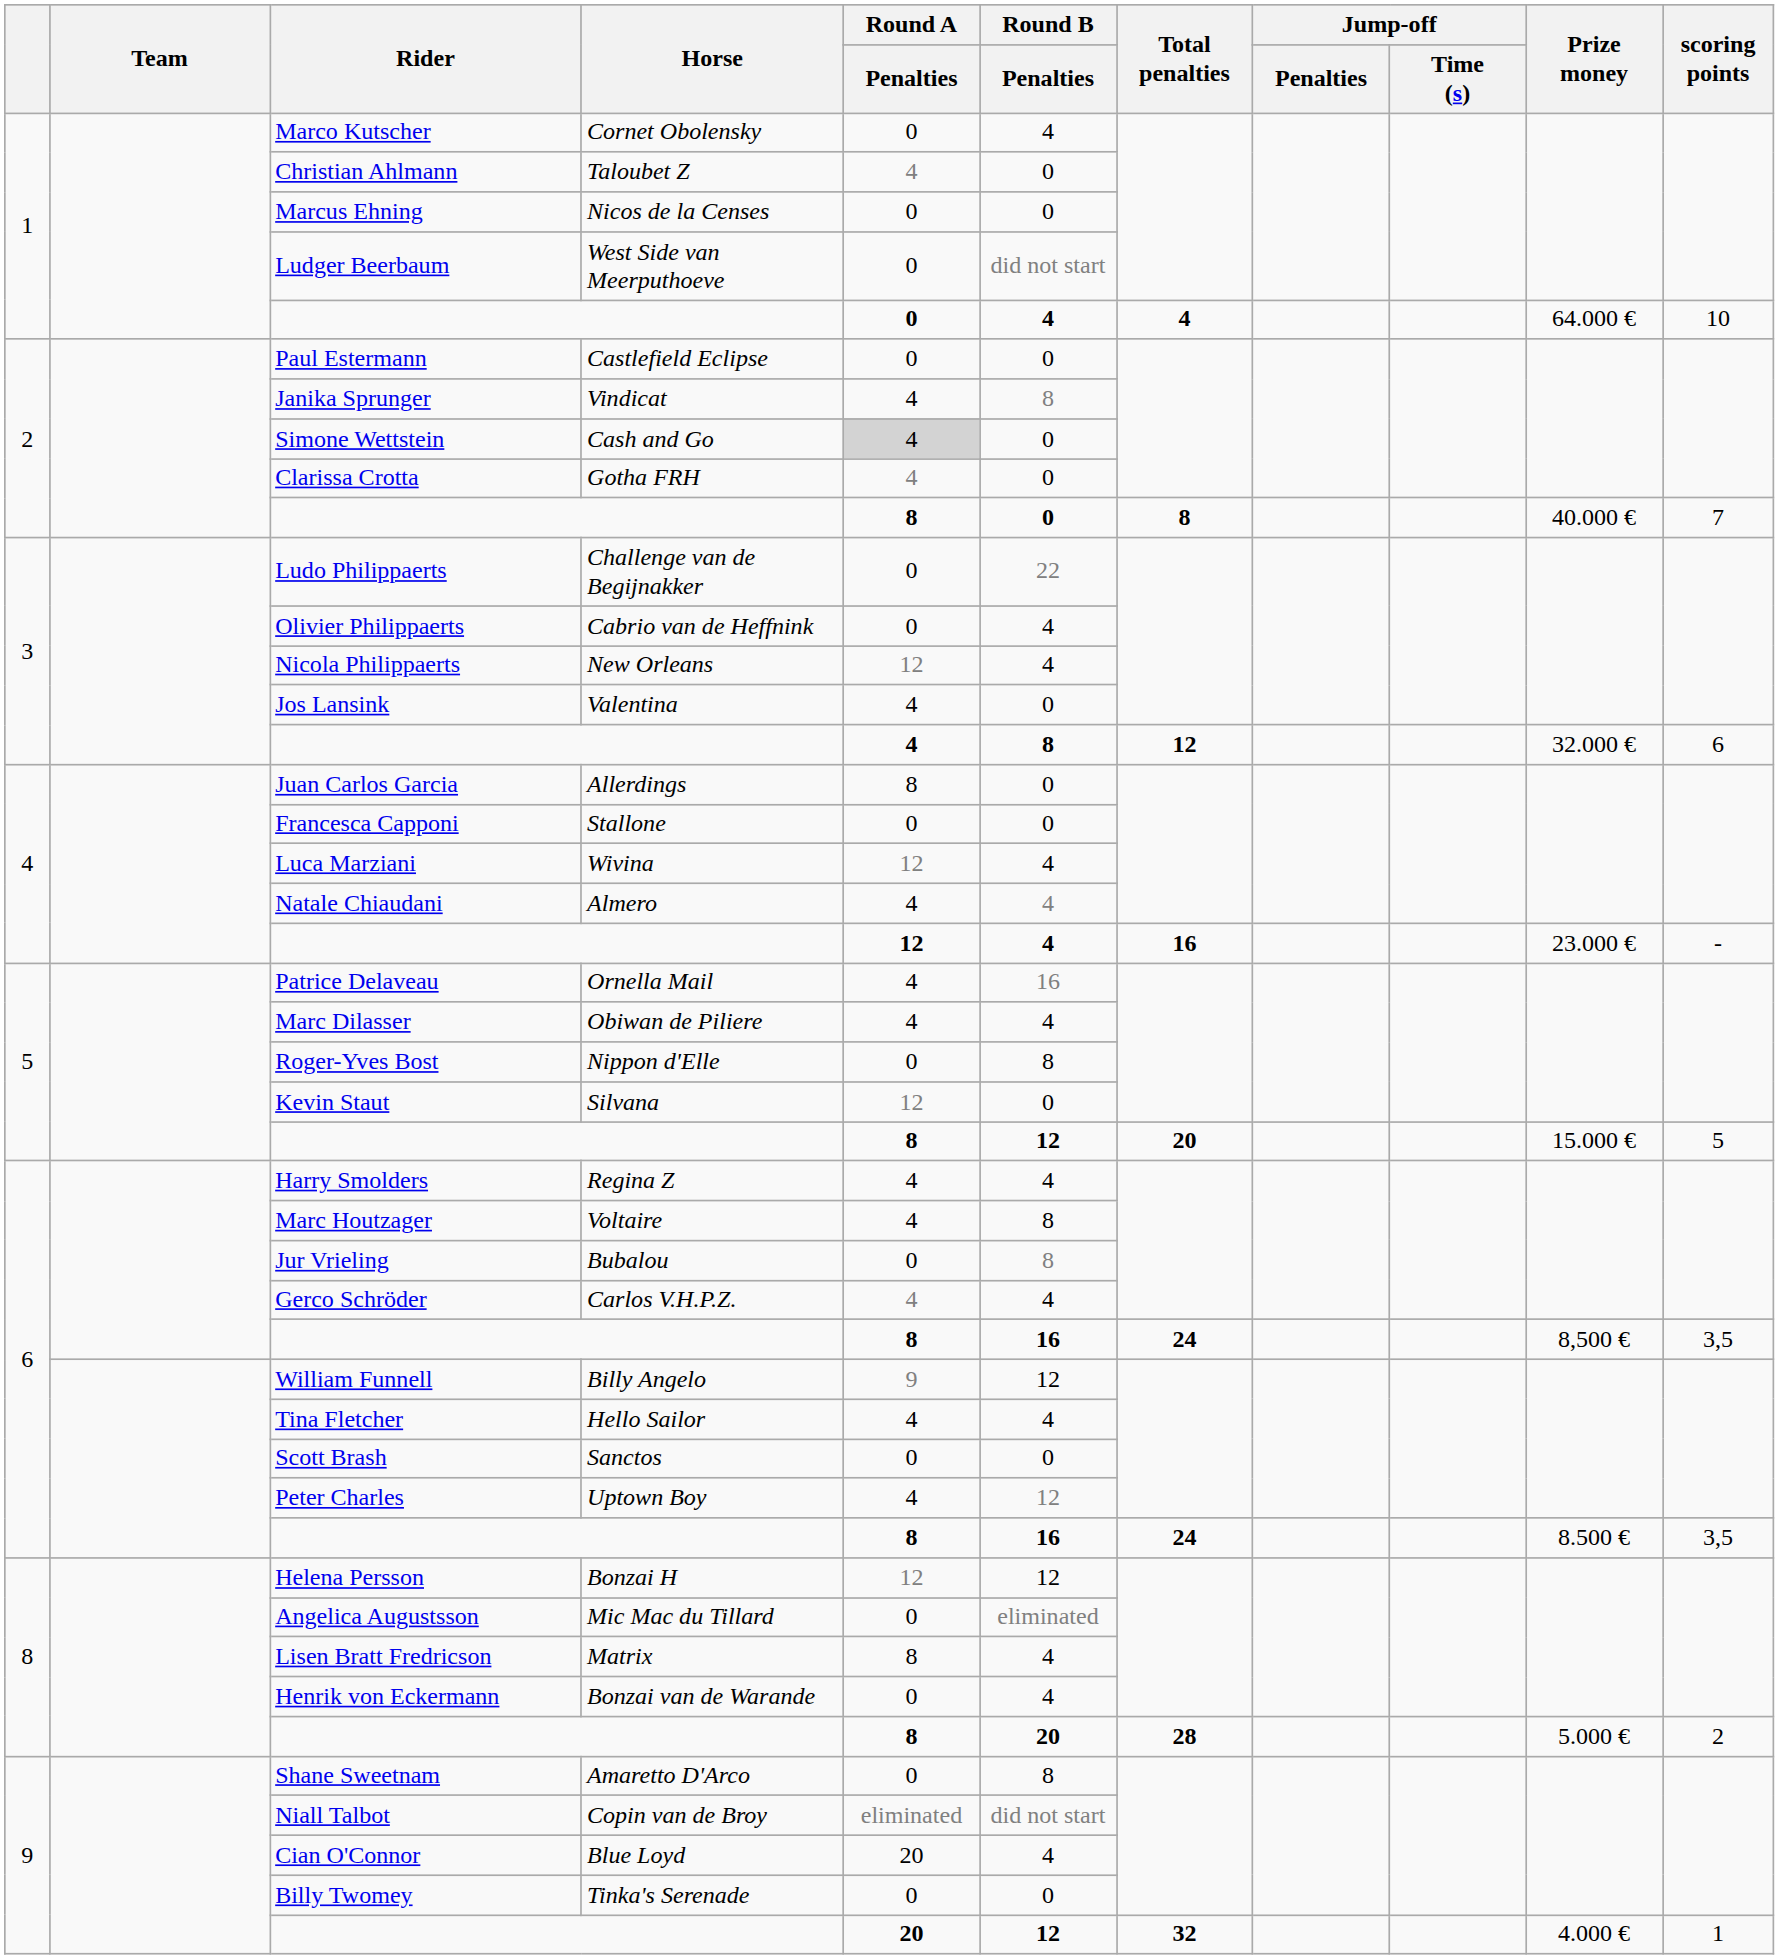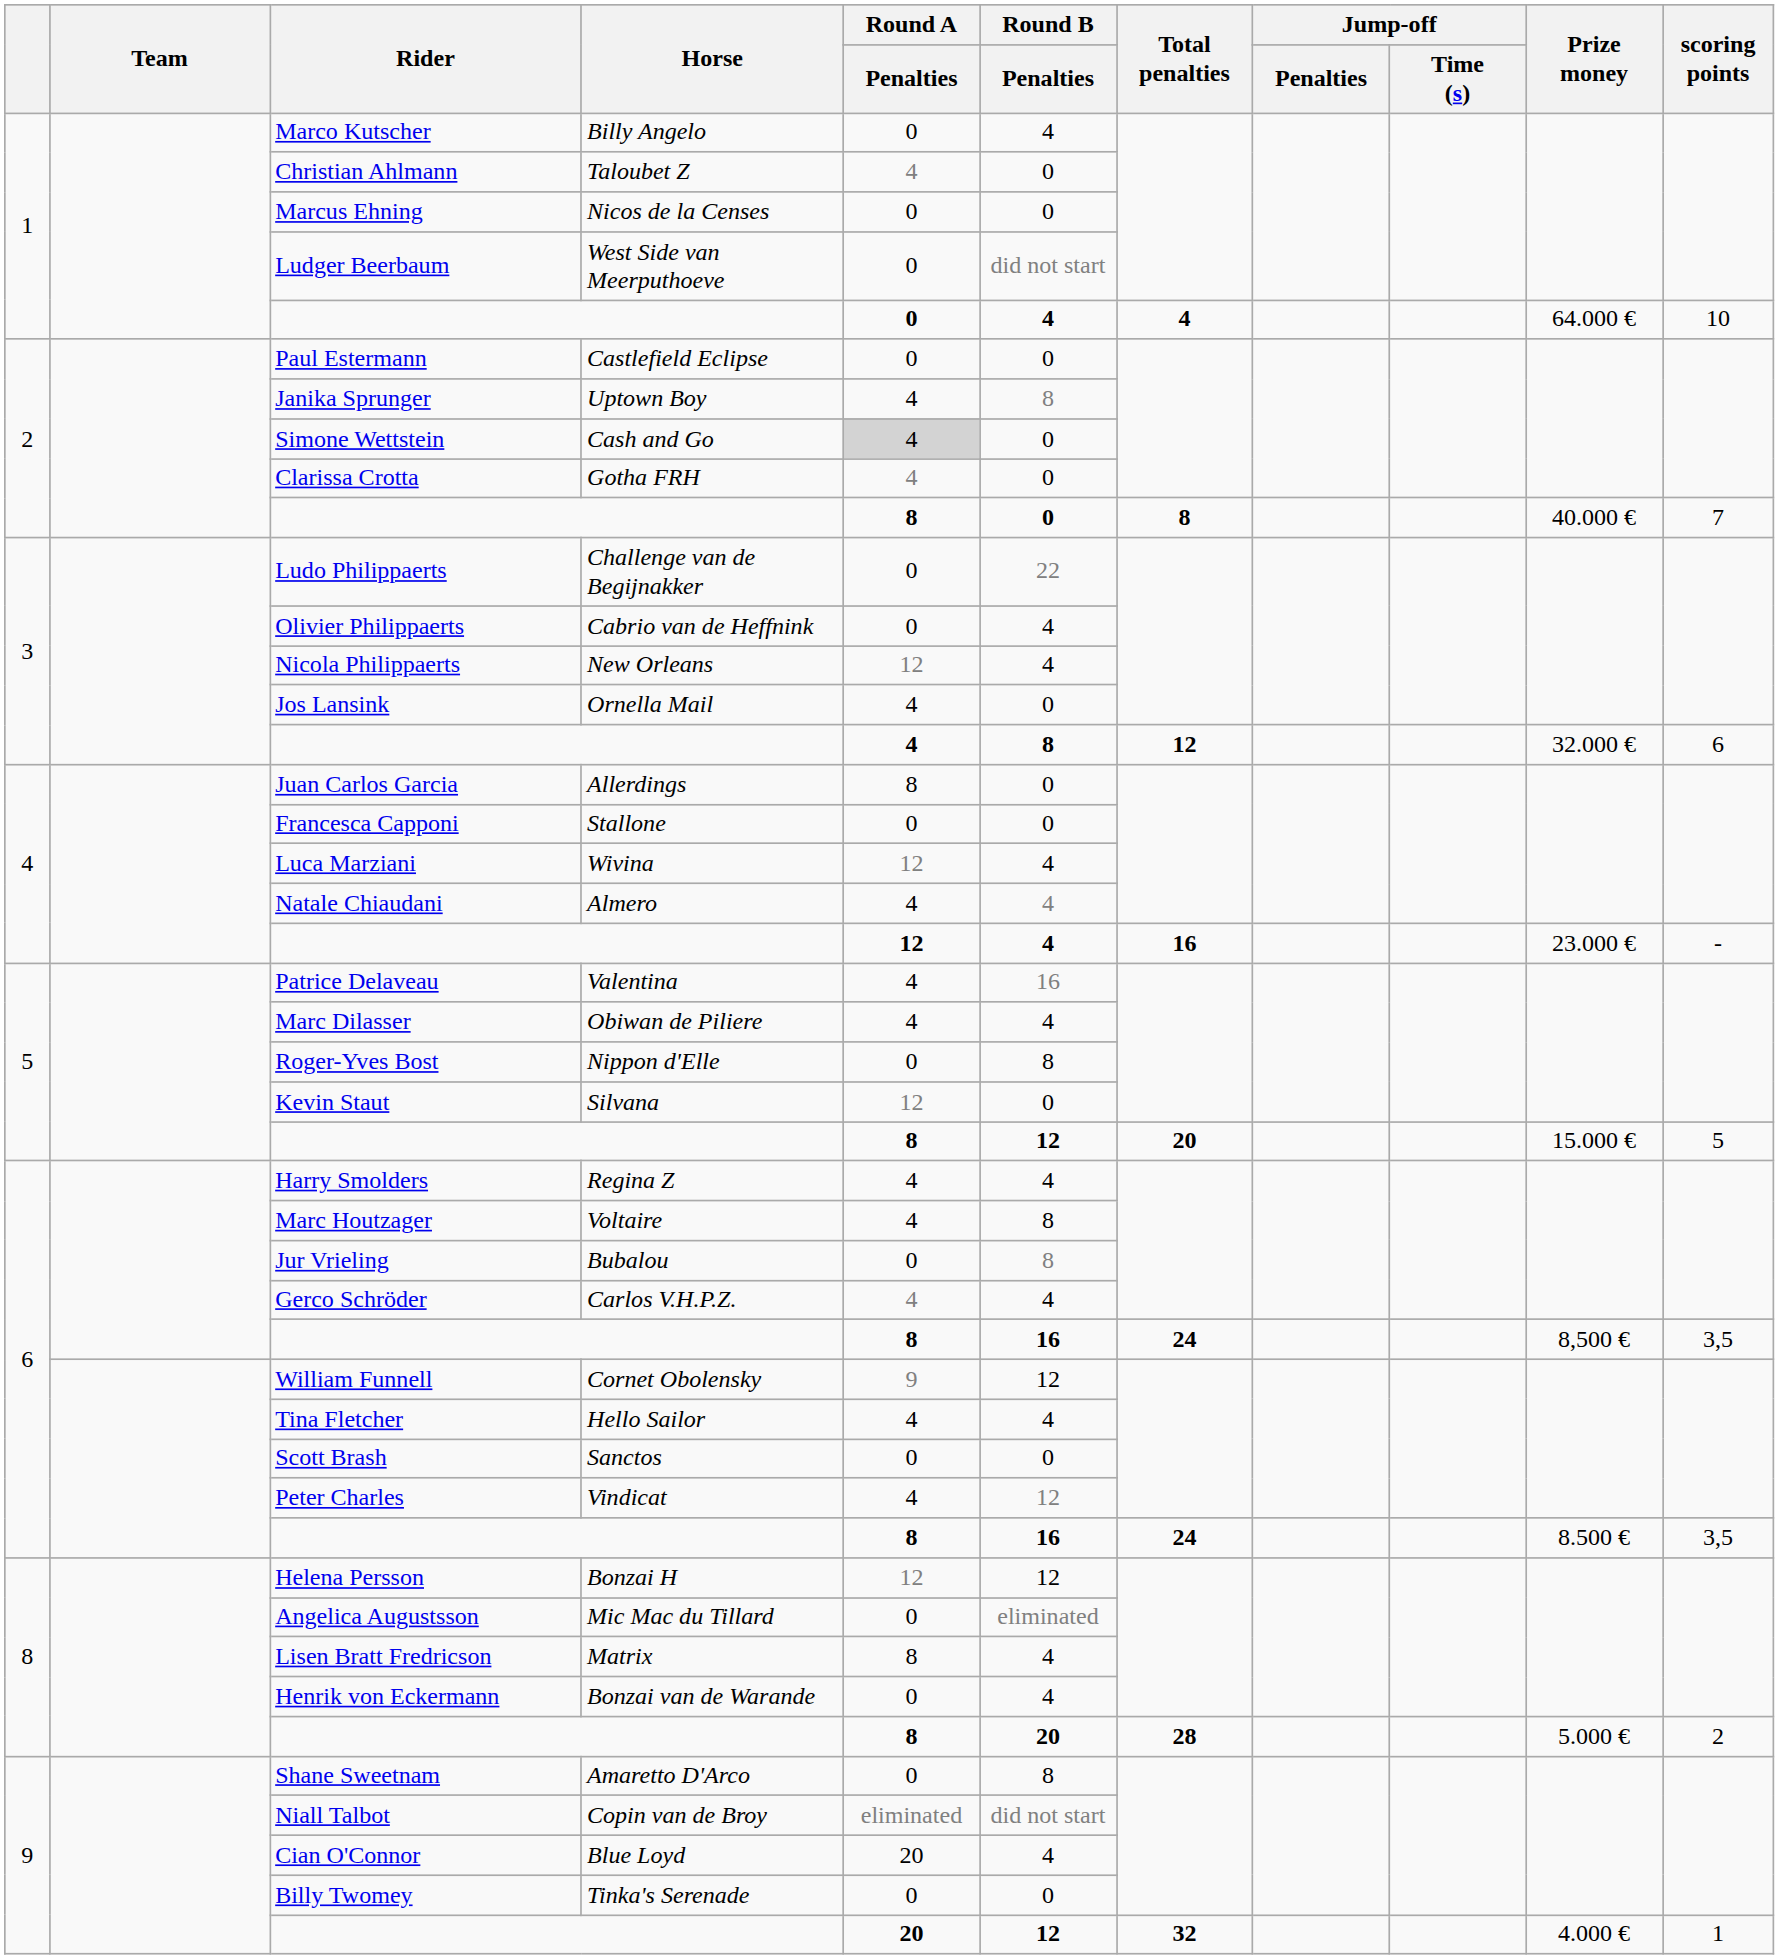(674, 132) Cornet Obolensky -> (647, 132) Billy Angelo
(627, 398) Vindicat -> (647, 398) Uptown Boy
(632, 704) Valentina -> (650, 704) Ornella Mail
(650, 982) Ornella Mail -> (632, 982) Valentina
(647, 1379) Billy Angelo -> (674, 1379) Cornet Obolensky
(647, 1498) Uptown Boy -> (627, 1498) Vindicat
